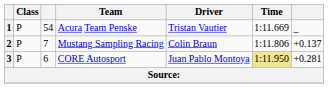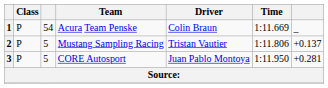(198, 28) Tristan Vautier -> (193, 28) Colin Braun
(46, 43) 7 -> (46, 43) 5
(193, 43) Colin Braun -> (198, 43) Tristan Vautier
(46, 59) 6 -> (46, 59) 5
(272, 59) khaki background -> (272, 59) no background
